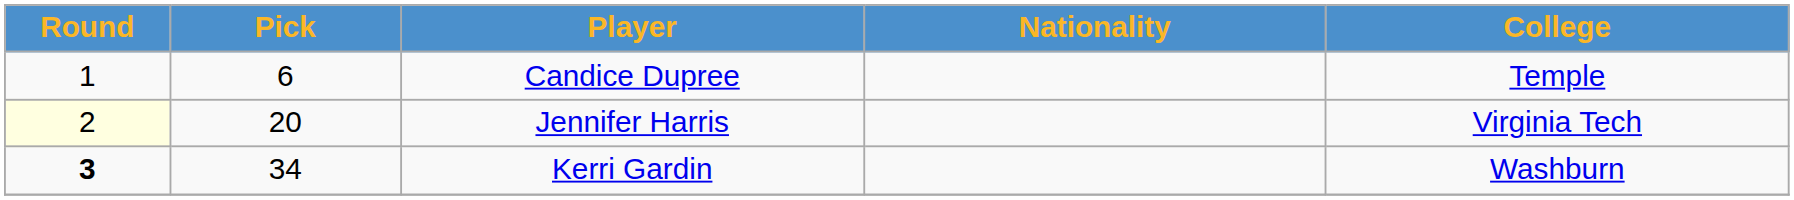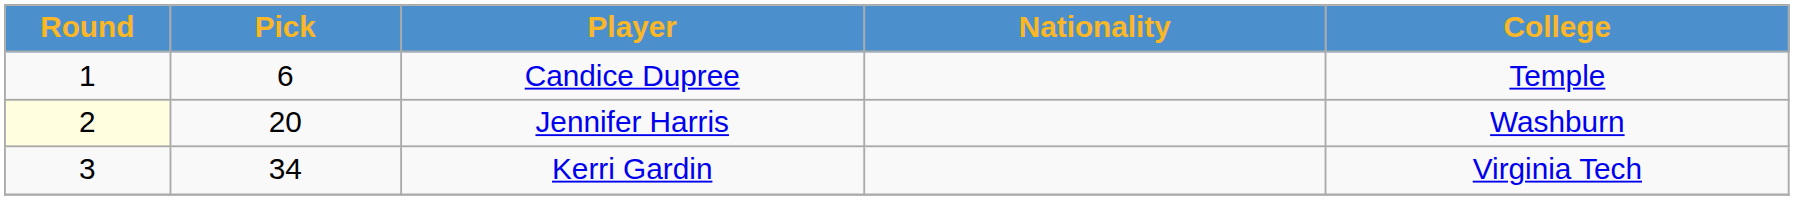(1557, 122) Virginia Tech -> (1557, 122) Washburn
(87, 169) bold -> (87, 169) normal
(1557, 169) Washburn -> (1557, 169) Virginia Tech
